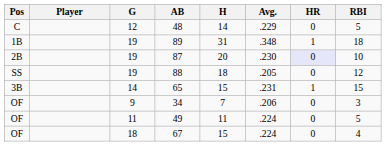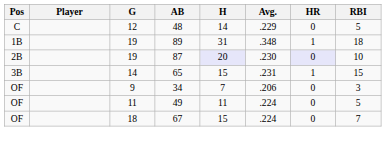(223, 57) no background -> (223, 57) lavender background
- row: (177, 73)
(358, 133) 4 -> (358, 118) 7
